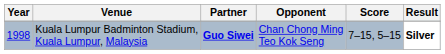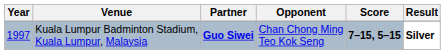(19, 36) 1998 -> (19, 36) 1997
(375, 36) normal -> (375, 36) bold
